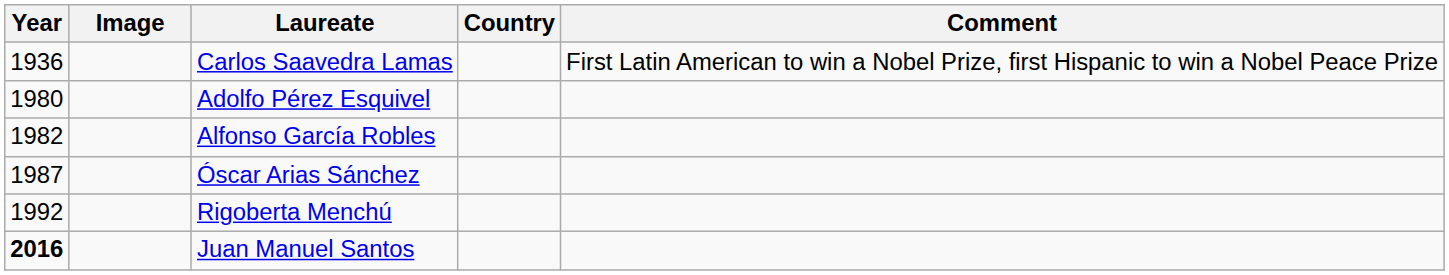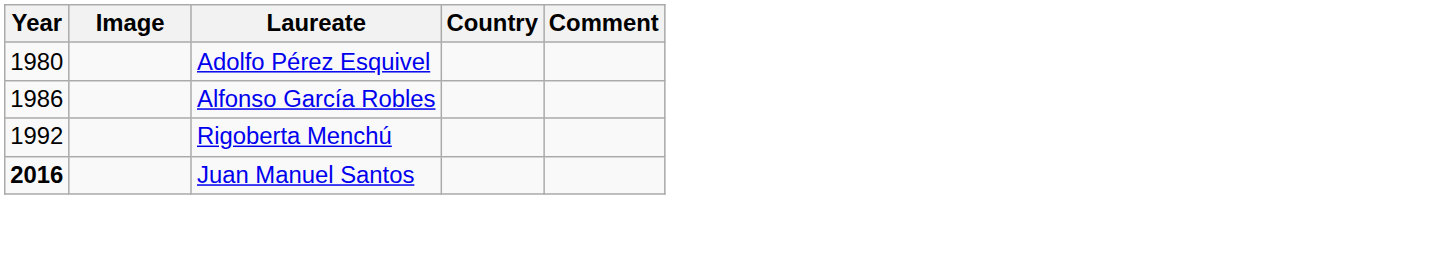- row: (325, 61)
(37, 136) 1982 -> (37, 99) 1986
- row: (308, 174)
